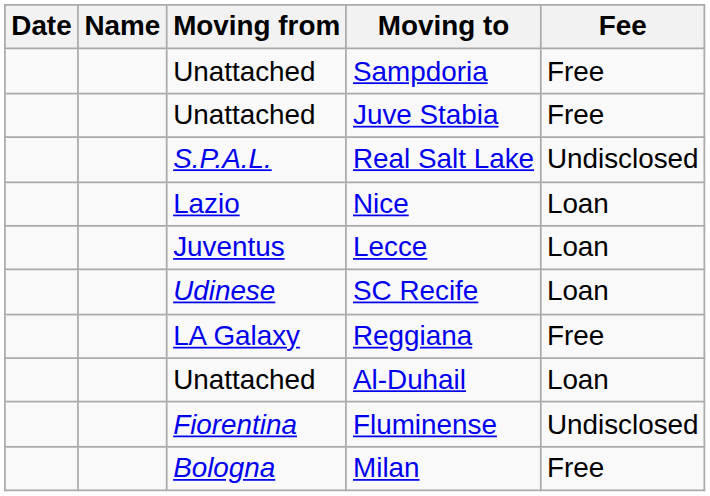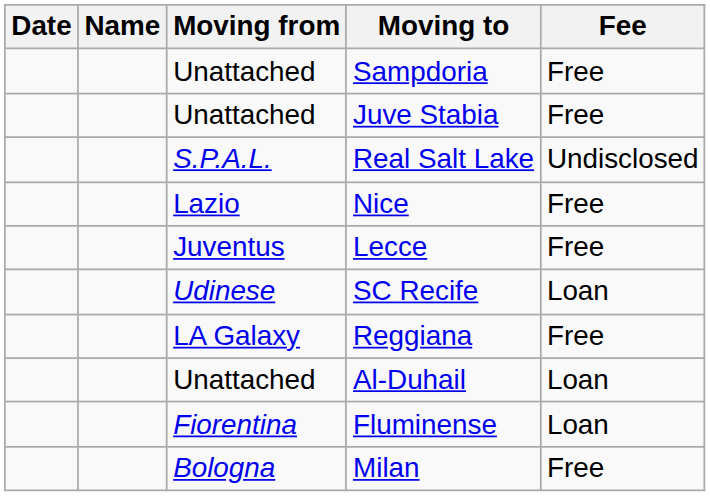(578, 203) Loan -> (576, 203) Free
(578, 247) Loan -> (576, 247) Free
(623, 423) Undisclosed -> (578, 423) Loan
